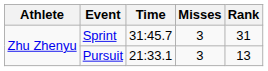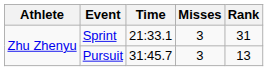(151, 36) 31:45.7 -> (151, 36) 21:33.1
(151, 56) 21:33.1 -> (151, 56) 31:45.7
